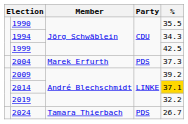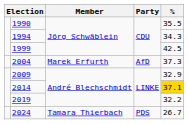(143, 62) PDS -> (143, 62) AfD
(172, 74) 39.2 -> (172, 74) 32.9
